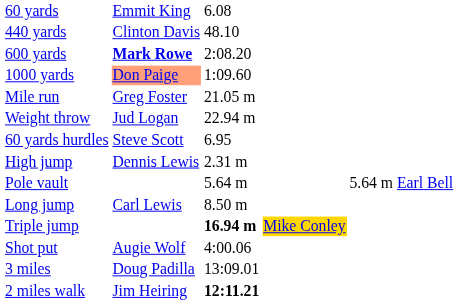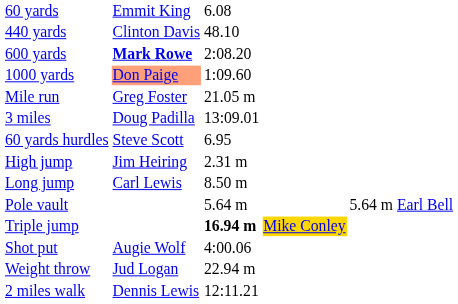rows swapped: (28, 269) <-> (48, 118)
(156, 161) Dennis Lewis -> (150, 161) Jim Heiring
rows swapped: (37, 183) <-> (40, 204)
(150, 291) Jim Heiring -> (156, 291) Dennis Lewis
(232, 291) bold -> (231, 291) normal
